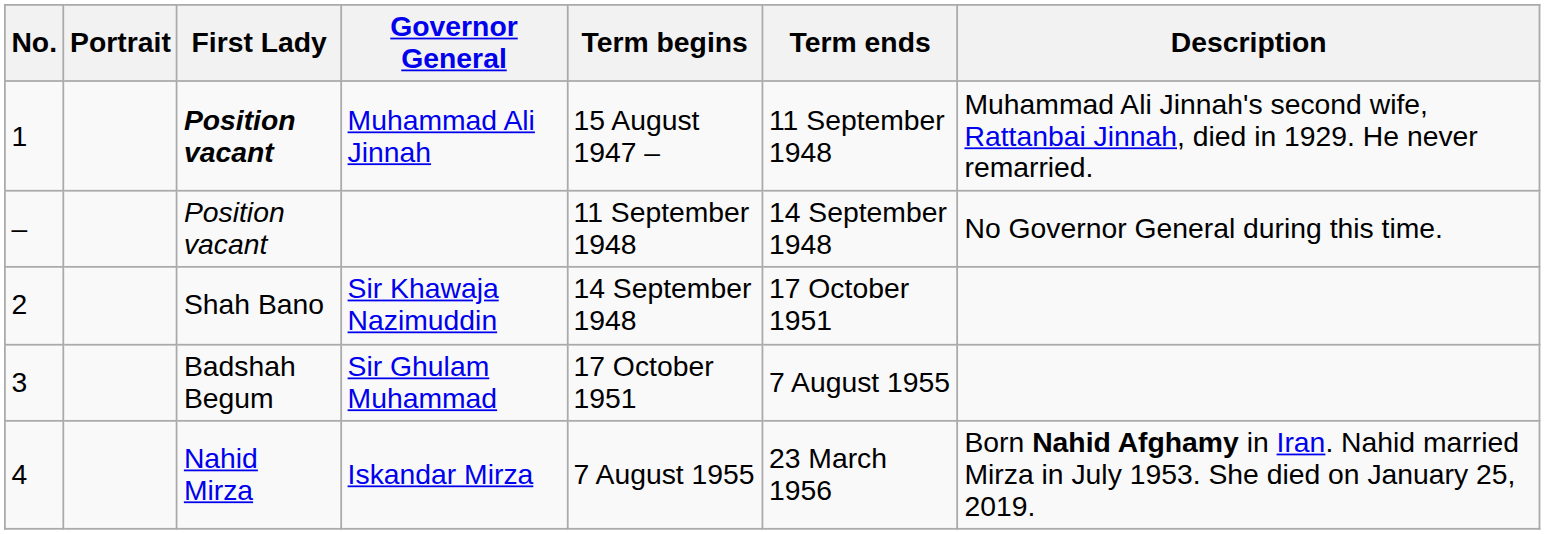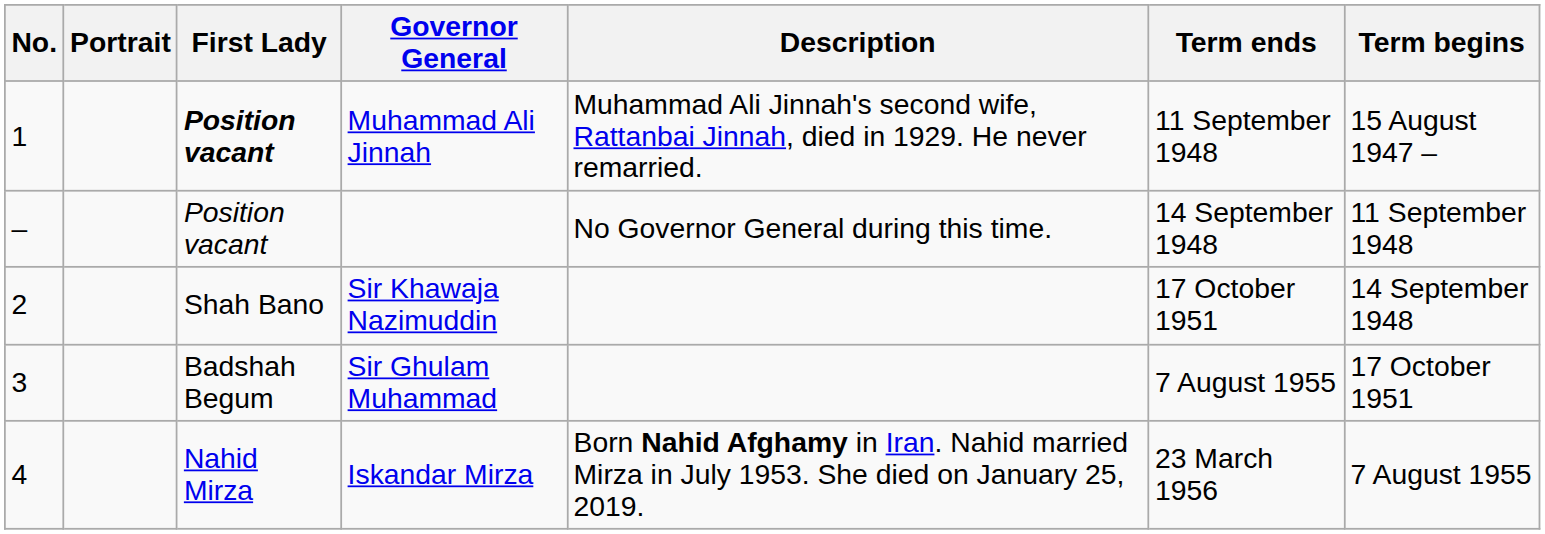columns swapped: (665, 42) <-> (1249, 42)
